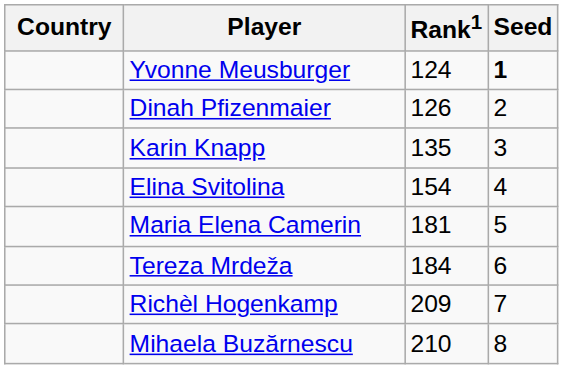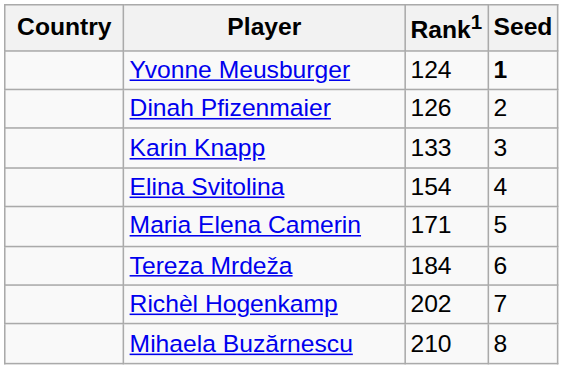(431, 147) 135 -> (431, 147) 133
(431, 226) 181 -> (431, 226) 171
(431, 304) 209 -> (431, 304) 202
